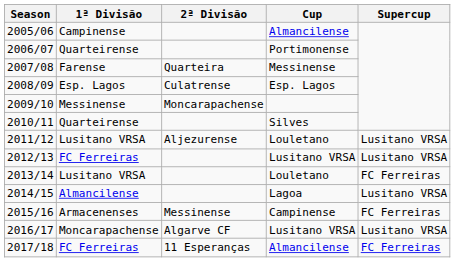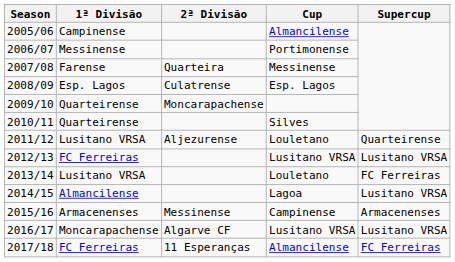(99, 49) Quarteirense -> (92, 49) Messinense
(92, 103) Messinense -> (99, 103) Quarteirense
(404, 139) Lusitano VRSA -> (401, 139) Quarteirense
(401, 212) FC Ferreiras -> (401, 212) Armacenenses
